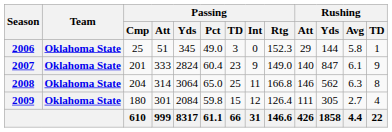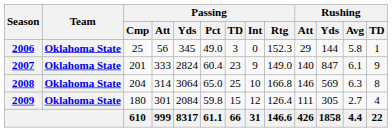(163, 48) 51 -> (163, 48) 56
(255, 83) 11 -> (255, 83) 10
(330, 83) 562 -> (330, 83) 569
